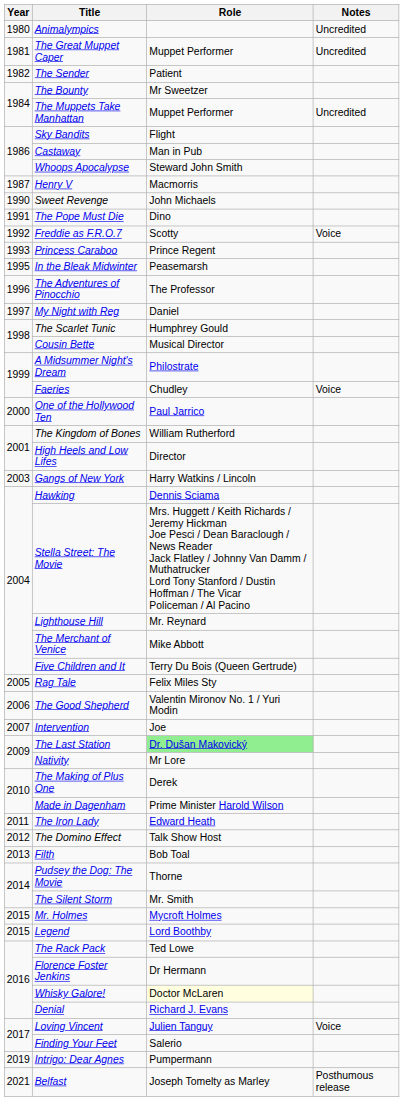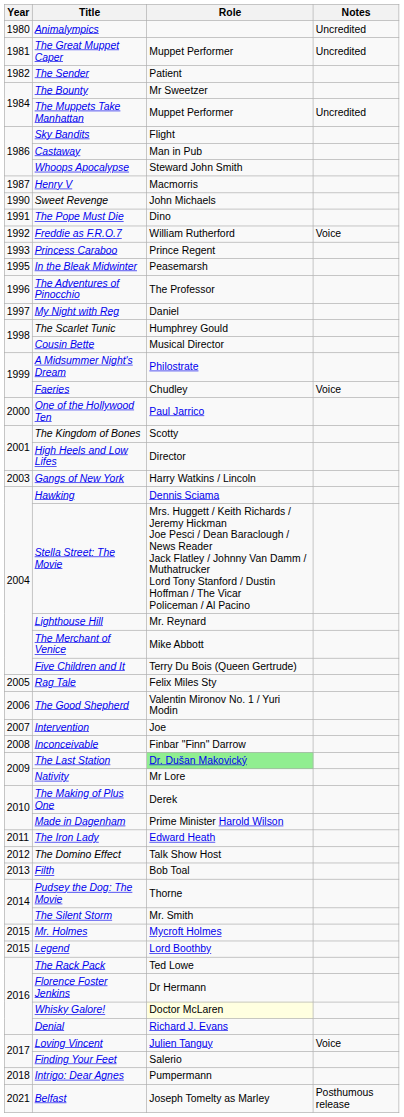(164, 234) Scotty -> (192, 234) William Rutherford
(192, 434) William Rutherford -> (164, 434) Scotty
+ row: (66, 744)
(18, 1059) 2019 -> (18, 1076) 2018
